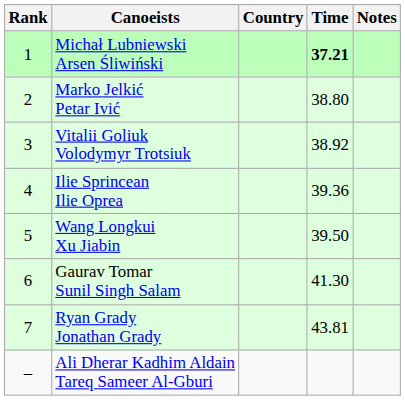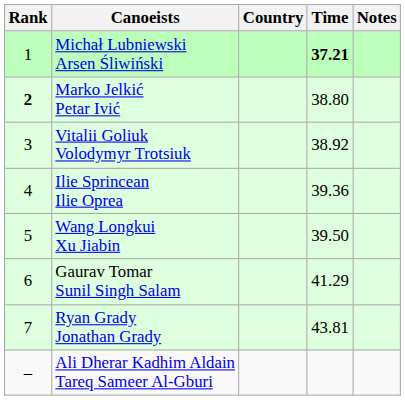(28, 99) normal -> (28, 99) bold
(330, 281) 41.30 -> (330, 281) 41.29
